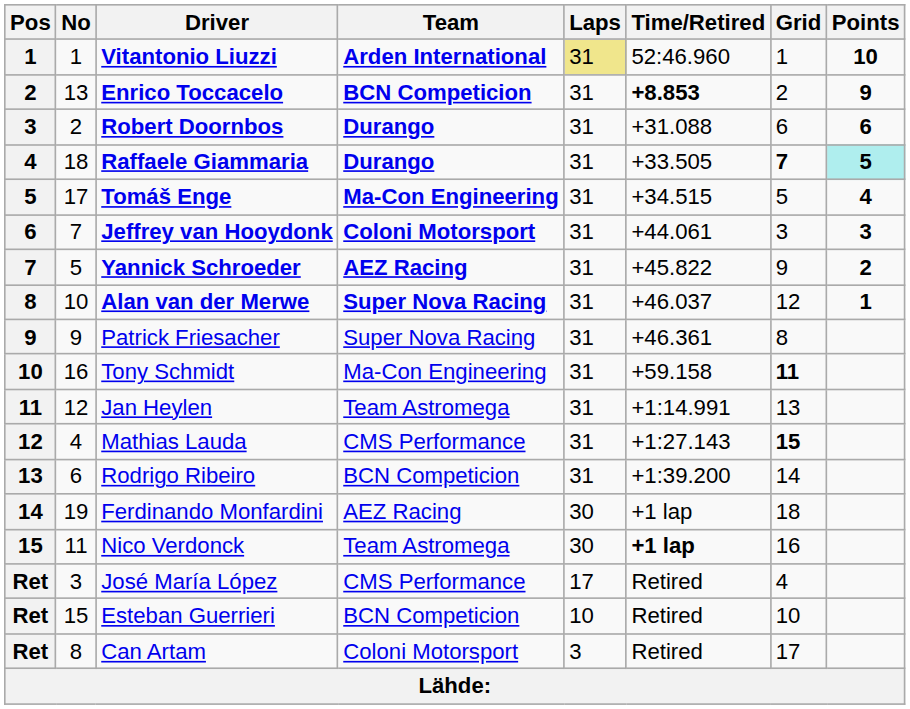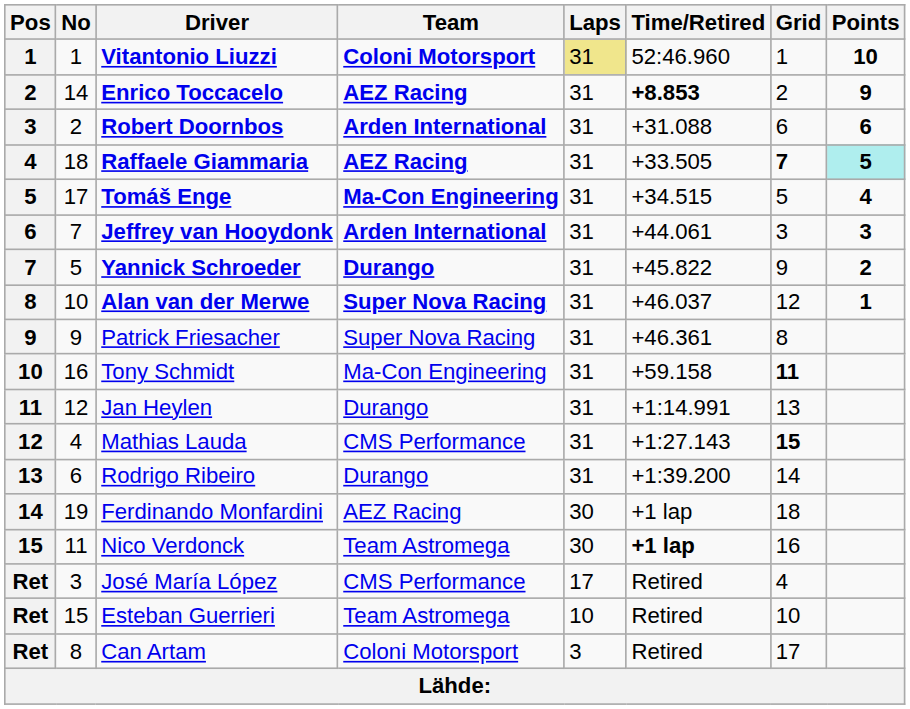(445, 57) Arden International -> (439, 57) Coloni Motorsport
(76, 92) 13 -> (76, 92) 14
(437, 92) BCN Competicion -> (405, 92) AEZ Racing
(389, 127) Durango -> (445, 127) Arden International
(389, 162) Durango -> (405, 162) AEZ Racing
(439, 232) Coloni Motorsport -> (445, 232) Arden International
(405, 266) AEZ Racing -> (389, 266) Durango
(426, 406) Team Astromega -> (386, 406) Durango
(431, 476) BCN Competicion -> (386, 476) Durango
(431, 616) BCN Competicion -> (426, 616) Team Astromega
